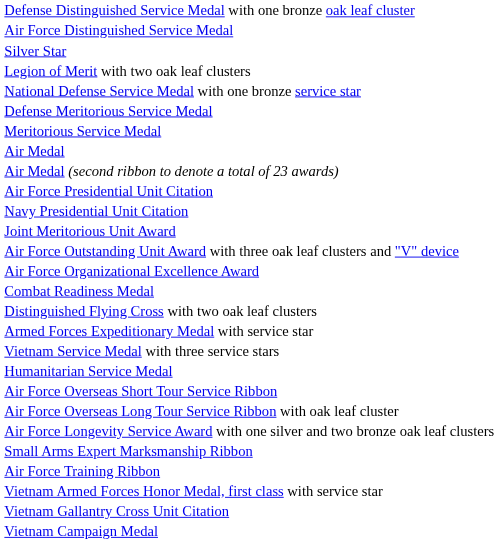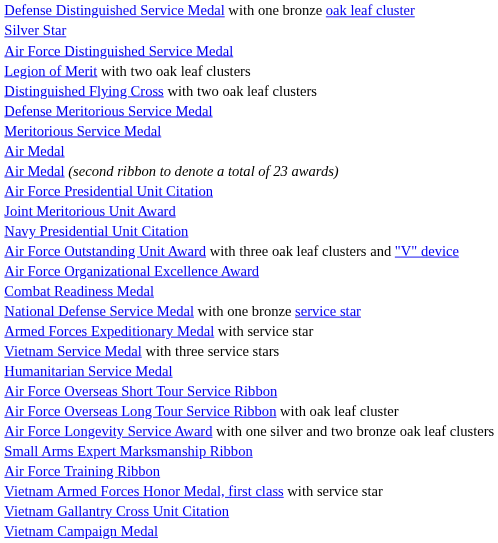rows swapped: (119, 30) <-> (35, 51)
rows swapped: (161, 311) <-> (183, 91)
rows swapped: (96, 211) <-> (90, 231)
